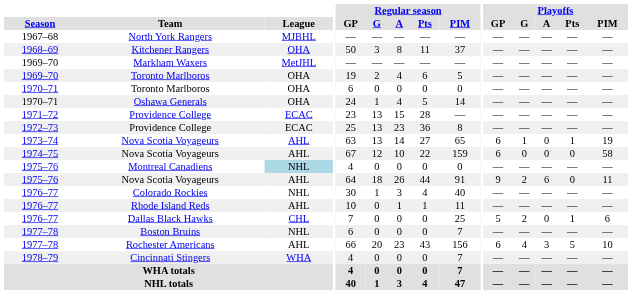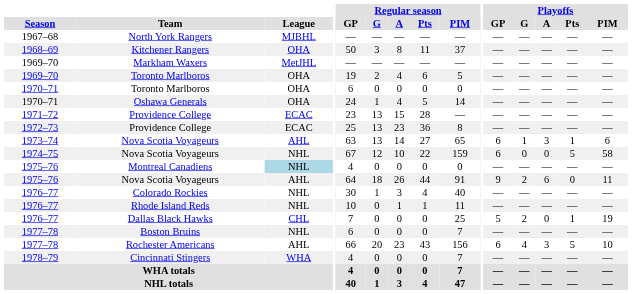(547, 140) 0 -> (547, 140) 3
(607, 140) 19 -> (607, 140) 6
(299, 153) AHL -> (299, 153) NHL
(572, 153) 0 -> (572, 153) 5
(299, 205) AHL -> (299, 205) NHL
(607, 218) 6 -> (607, 218) 19
